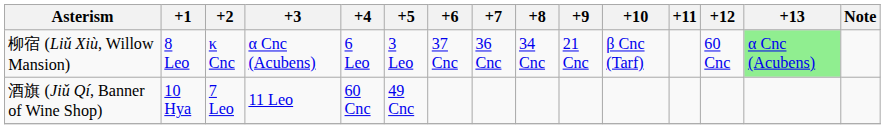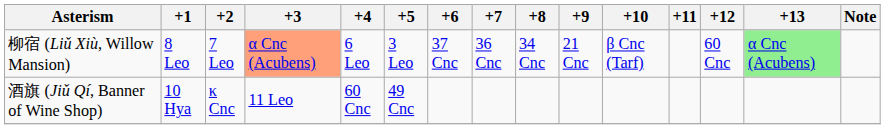(222, 53) κ Cnc -> (221, 53) 7 Leo
(282, 53) no background -> (282, 53) lightsalmon background
(221, 100) 7 Leo -> (222, 100) κ Cnc
